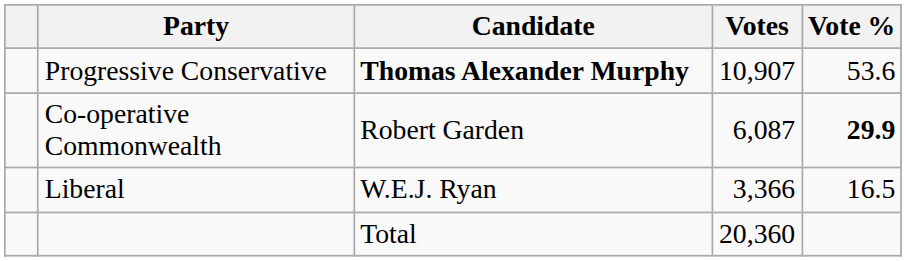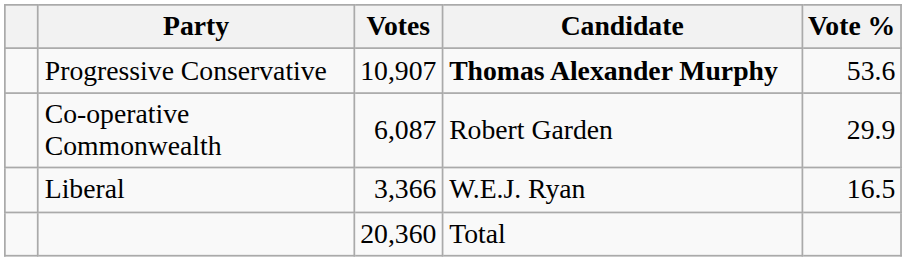columns swapped: (533, 26) <-> (757, 26)
(871, 129) bold -> (871, 129) normal
